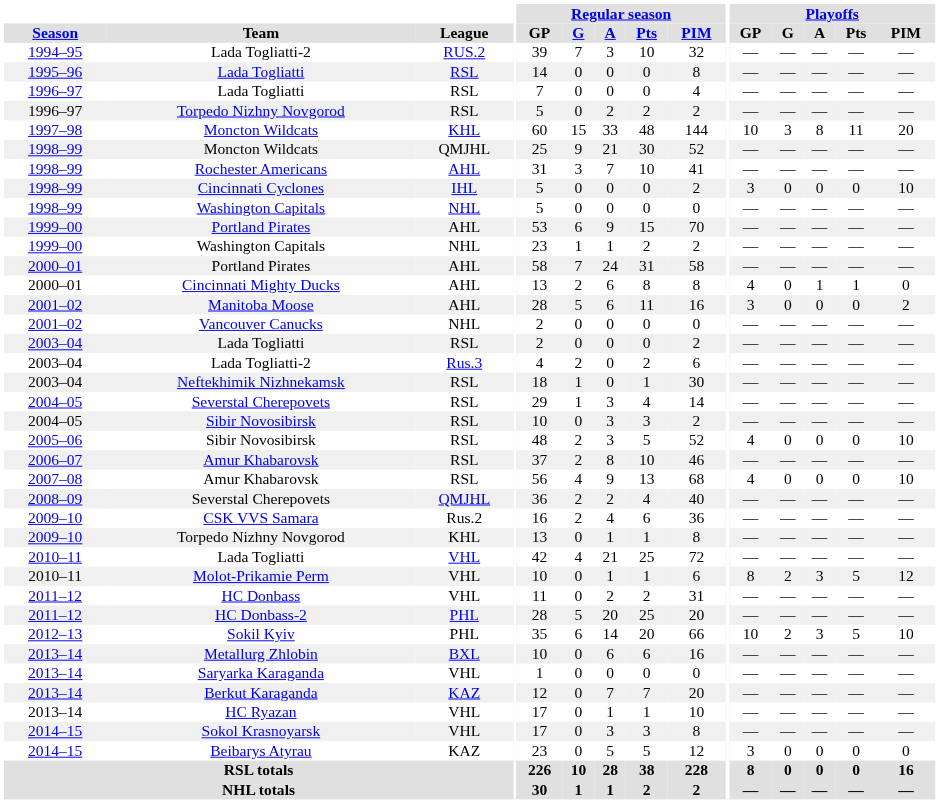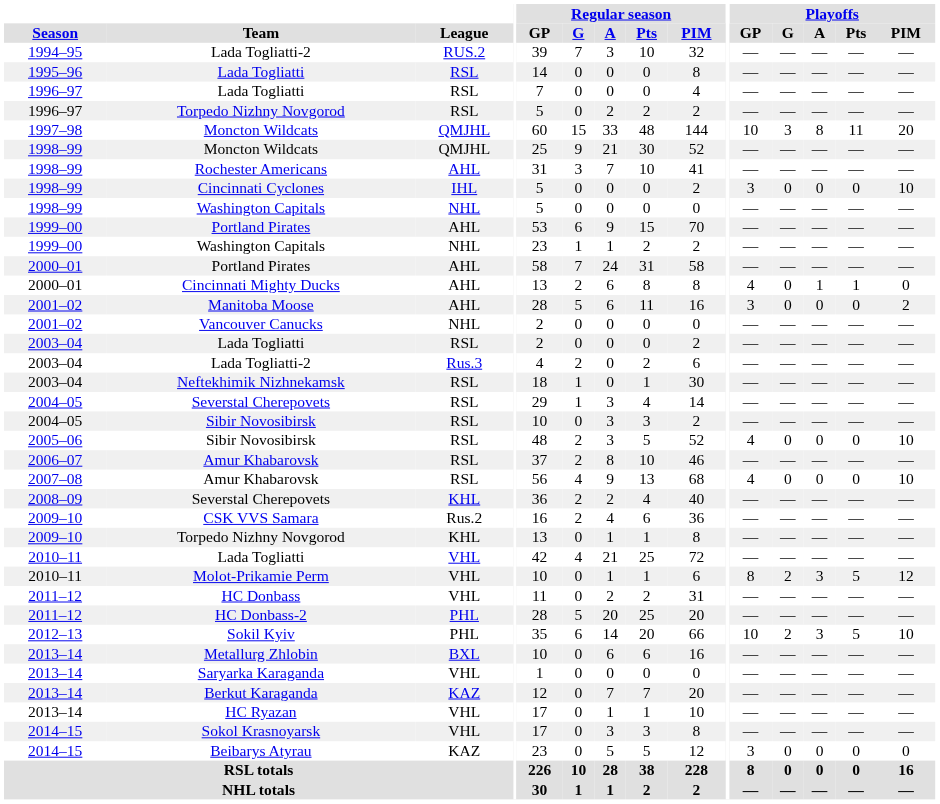(464, 130) KHL -> (464, 130) QMJHL
(464, 498) QMJHL -> (464, 498) KHL
